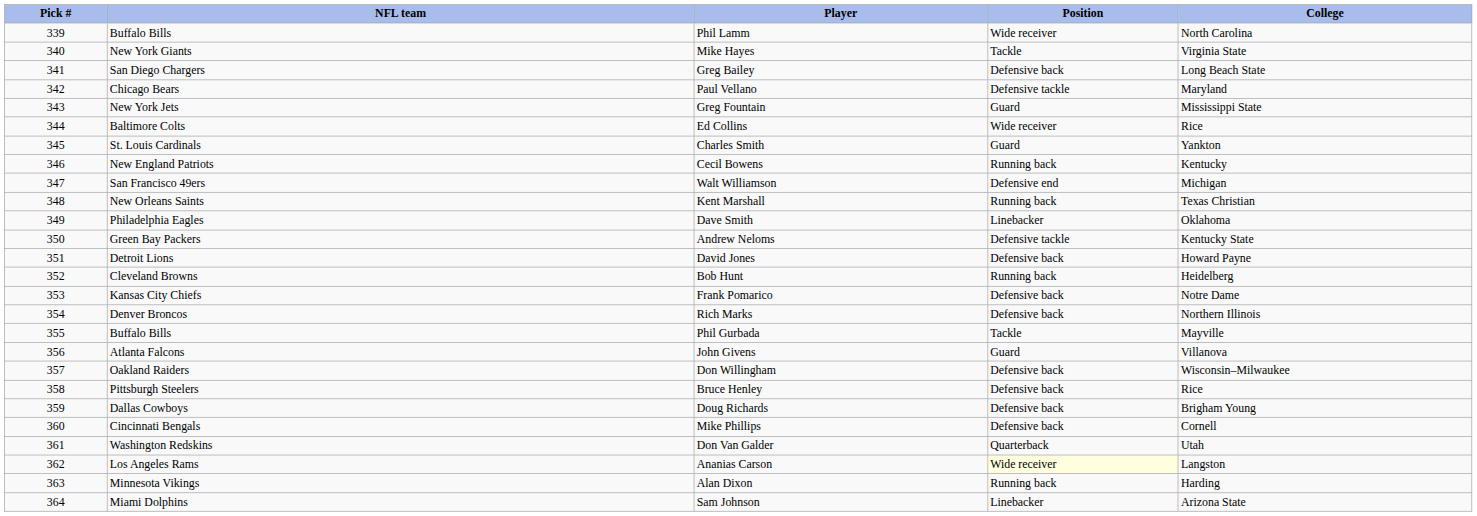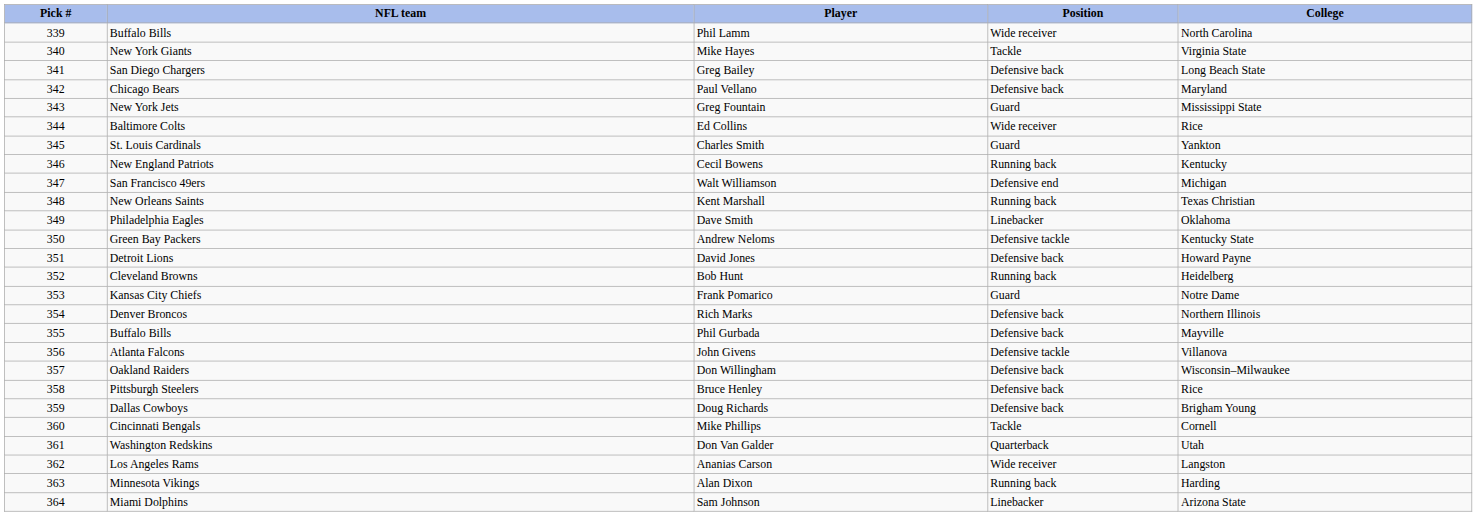(1030, 88) Defensive tackle -> (1027, 88) Defensive back
(1027, 295) Defensive back -> (1005, 295) Guard
(1006, 333) Tackle -> (1027, 333) Defensive back
(1005, 351) Guard -> (1030, 351) Defensive tackle
(1027, 426) Defensive back -> (1006, 426) Tackle
(1023, 464) lightyellow background -> (1023, 464) no background
